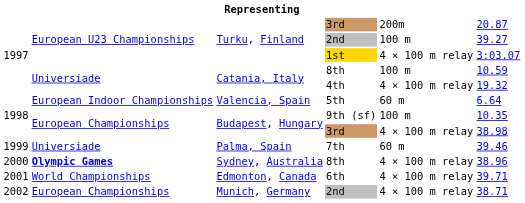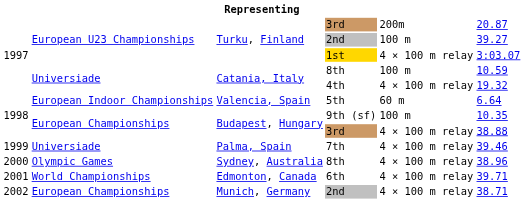(492, 131) 38.98 -> (492, 131) 38.88
(392, 146) 60 m -> (426, 146) 4 × 100 m relay
(72, 161) bold -> (72, 161) normal
